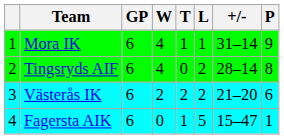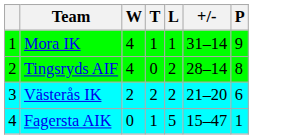- column: (137, 17)
